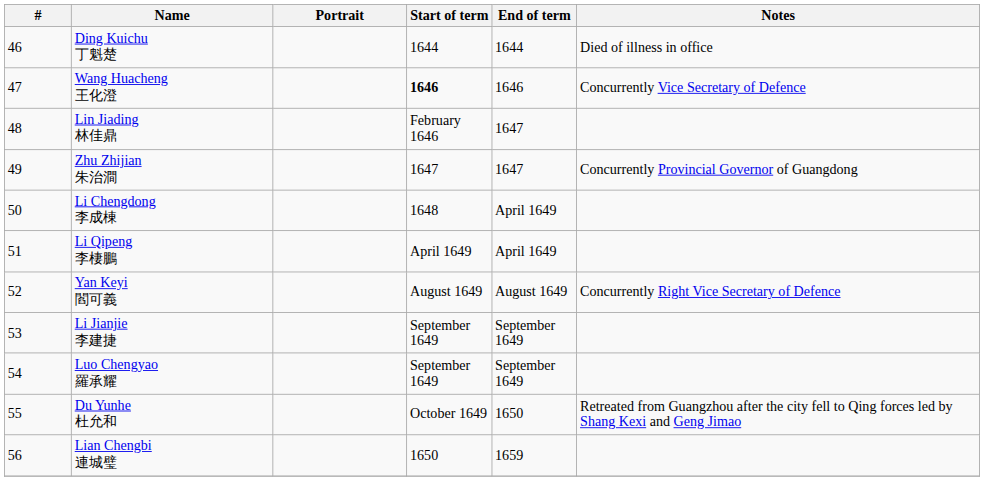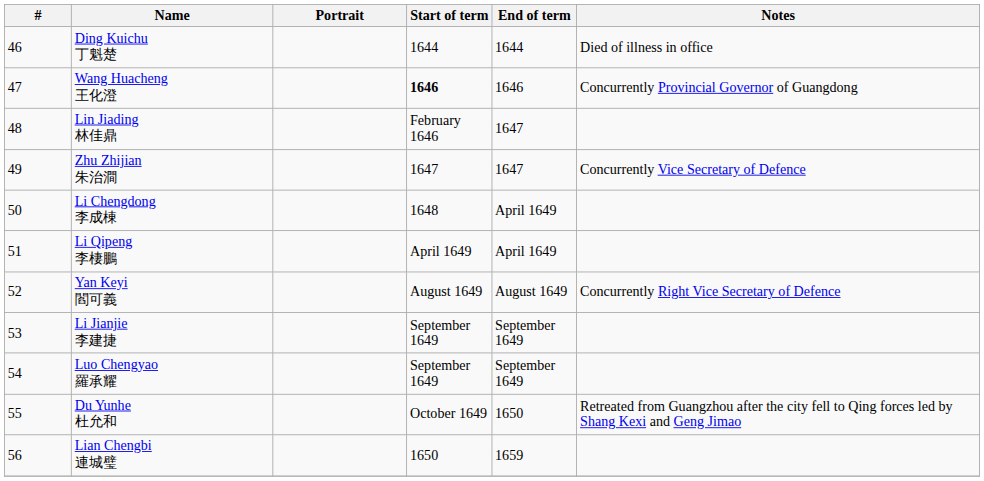(693, 88) Concurrently Vice Secretary of Defence -> (719, 88) Concurrently Provincial Governor of Guangdong
(719, 169) Concurrently Provincial Governor of Guangdong -> (693, 169) Concurrently Vice Secretary of Defence
